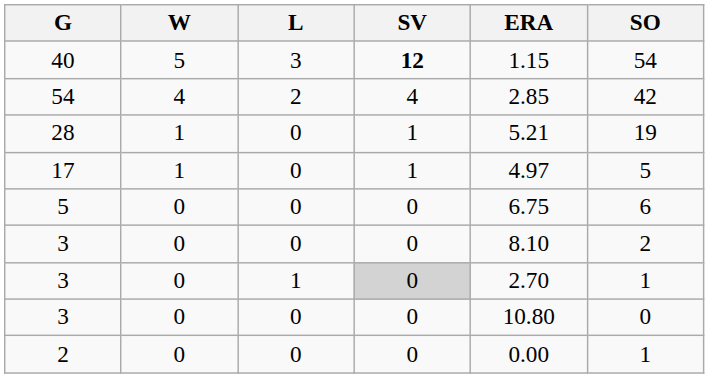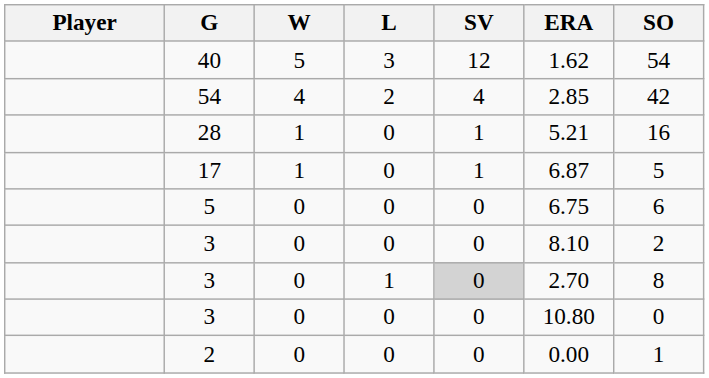+ column: (85, 22)
(412, 59) bold -> (479, 59) normal
(529, 59) 1.15 -> (569, 59) 1.62
(645, 133) 19 -> (659, 133) 16
(529, 170) 4.97 -> (569, 170) 6.87
(645, 280) 1 -> (659, 280) 8
